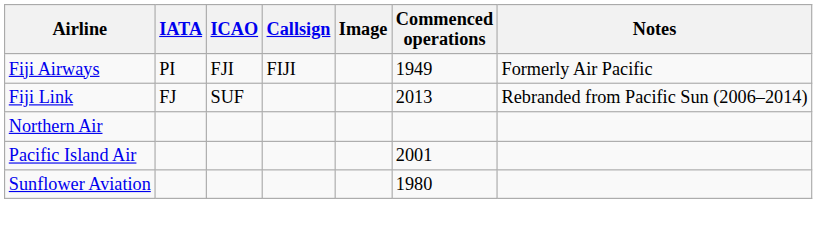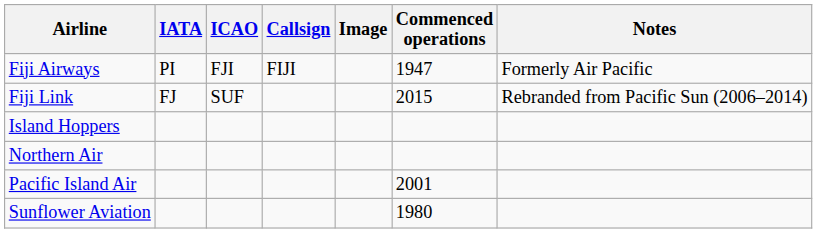(414, 68) 1949 -> (414, 68) 1947
(414, 97) 2013 -> (414, 97) 2015
+ row: (64, 126)
